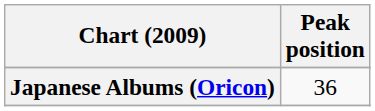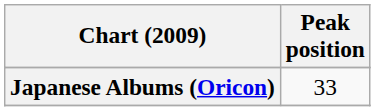(325, 86) 36 -> (325, 86) 33
